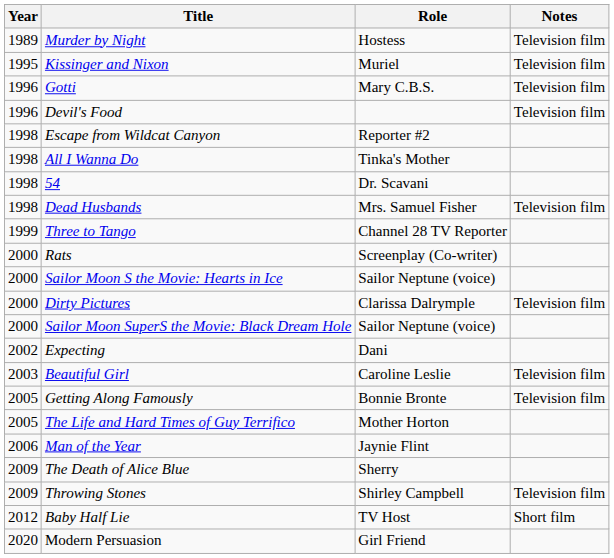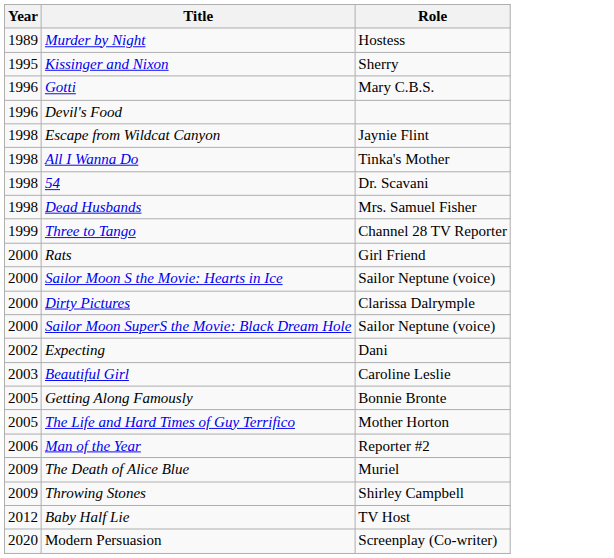- column: (559, 16)
(379, 64) Muriel -> (378, 64) Sherry
(394, 135) Reporter #2 -> (394, 135) Jaynie Flint
(428, 254) Screenplay (Co-writer) -> (392, 254) Girl Friend
(394, 445) Jaynie Flint -> (394, 445) Reporter #2
(378, 469) Sherry -> (379, 469) Muriel
(392, 541) Girl Friend -> (428, 541) Screenplay (Co-writer)
